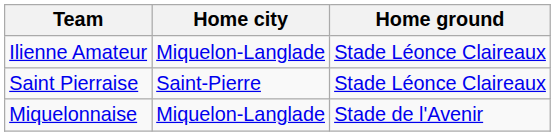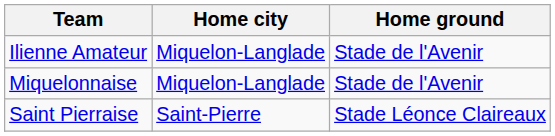(440, 51) Stade Léonce Claireaux -> (409, 51) Stade de l'Avenir
rows swapped: (73, 114) <-> (74, 83)
